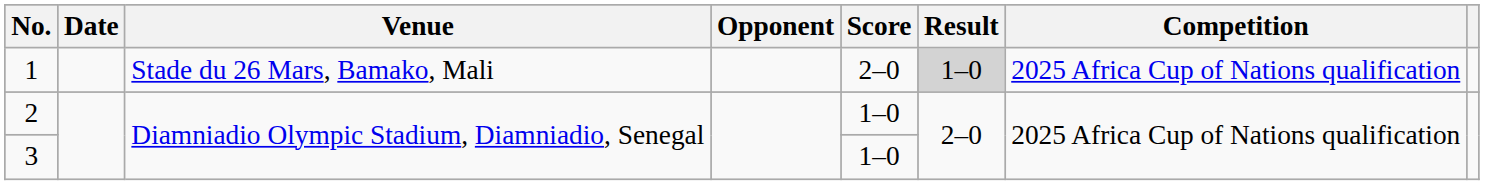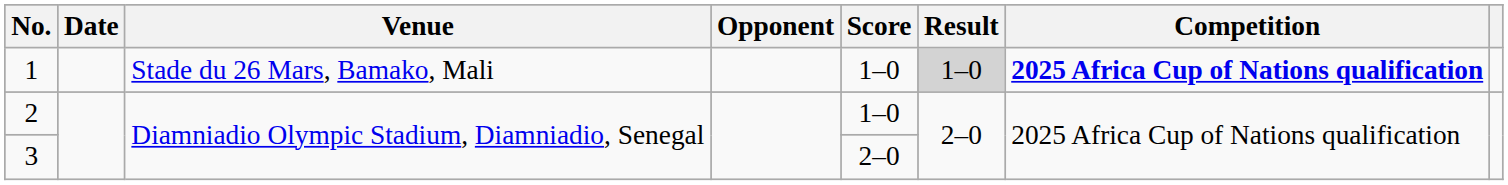(879, 69) 2–0 -> (879, 69) 1–0
(1236, 69) normal -> (1247, 69) bold
(879, 156) 1–0 -> (879, 156) 2–0
